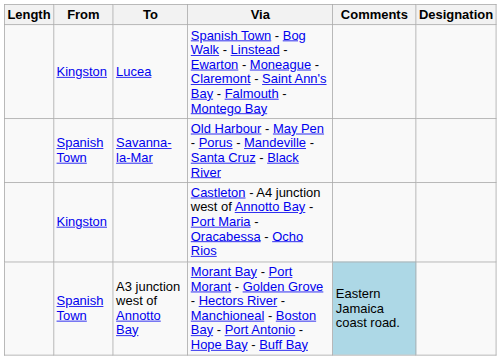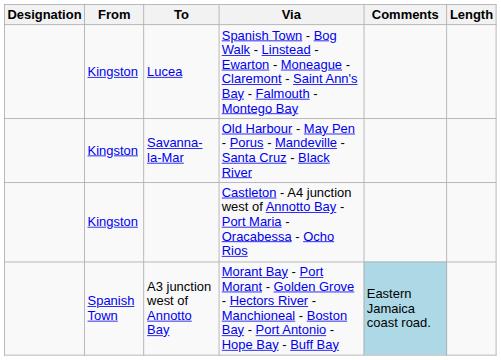columns swapped: (456, 14) <-> (29, 14)
(80, 150) Spanish Town -> (113, 150) Kingston
